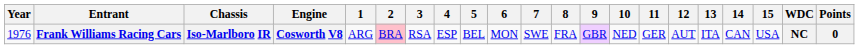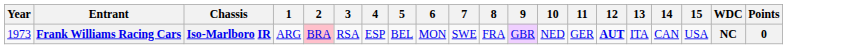- column: (309, 14)
(19, 34) 1976 -> (19, 34) 1973
(683, 34) normal -> (612, 34) bold
